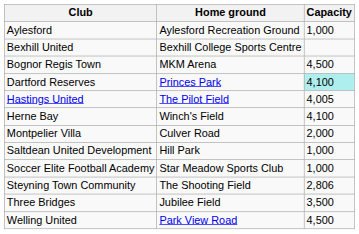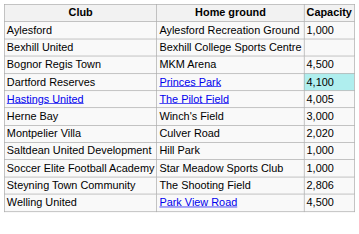(320, 116) 4,100 -> (320, 116) 3,000
(320, 133) 2,000 -> (320, 133) 2,020
- row: (41, 202)
